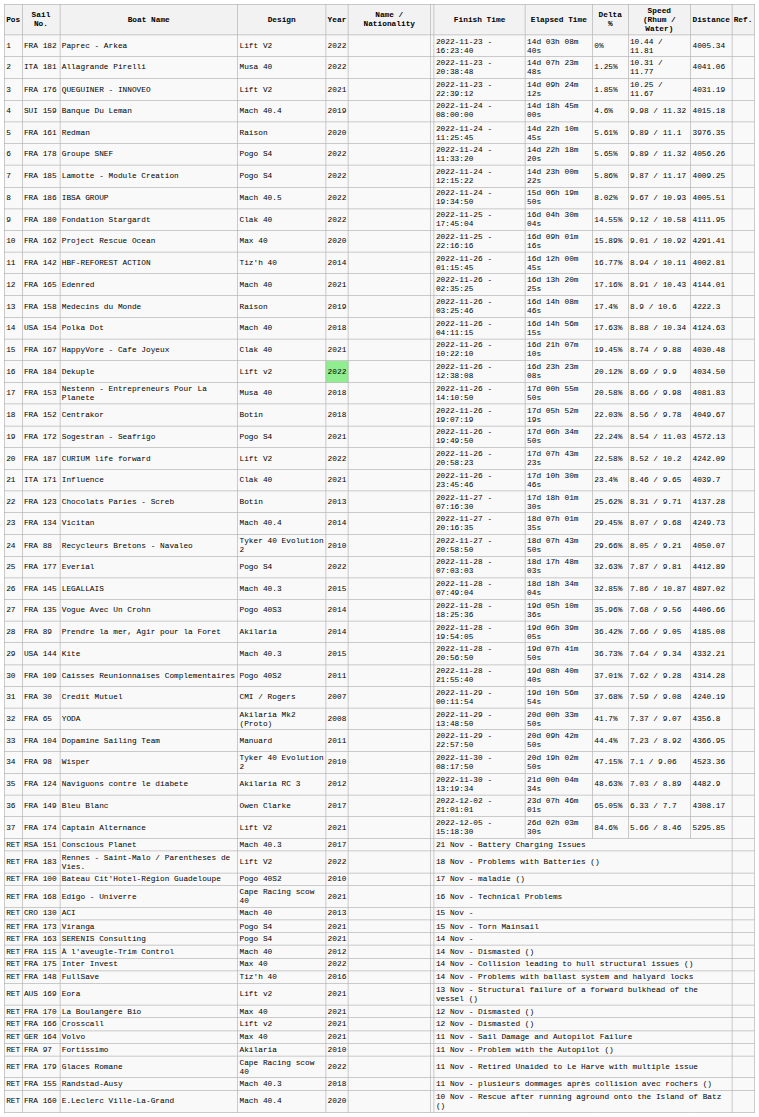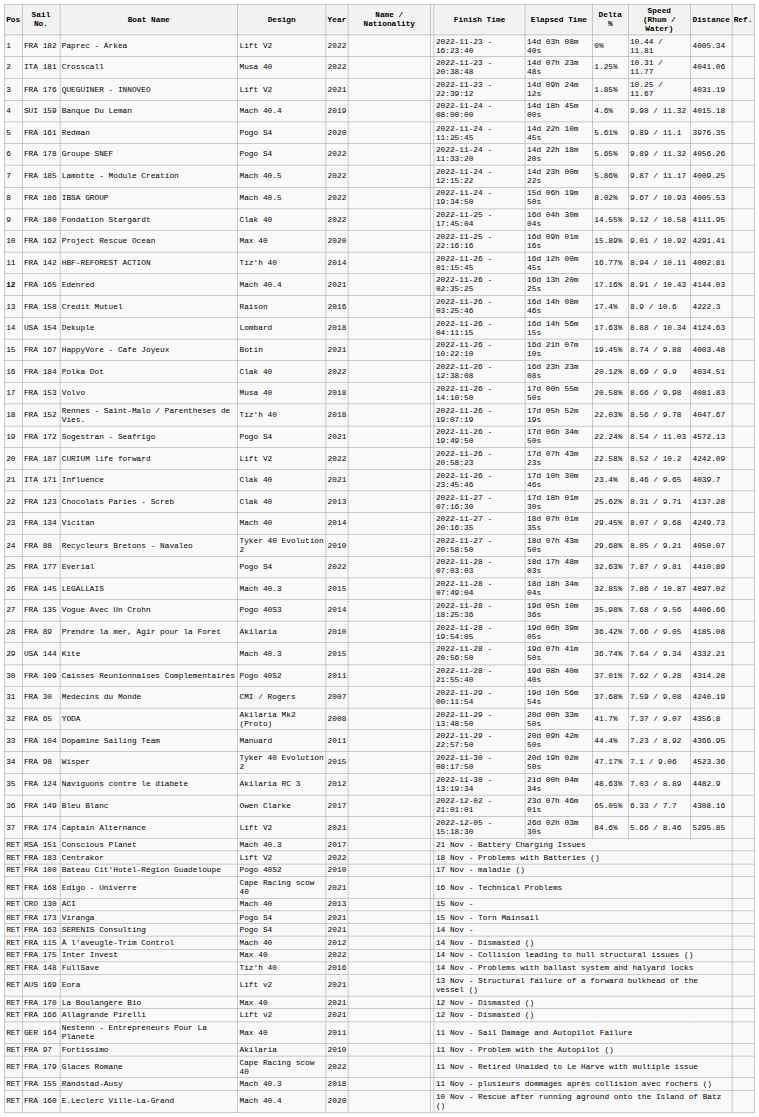(104, 68) Allagrande Pirelli -> (83, 68) Crosscall
(254, 133) Raison -> (256, 133) Pogo S4
(256, 176) Pogo S4 -> (261, 176) Mach 40.5
(709, 198) 4005.51 -> (709, 198) 4005.53
(11, 285) normal -> (11, 285) bold
(256, 285) Mach 40 -> (261, 285) Mach 40.4
(709, 285) 4144.01 -> (709, 285) 4144.03
(102, 306) Medecins du Monde -> (92, 306) Credit Mutuel
(337, 306) 2019 -> (337, 306) 2016
(83, 328) Polka Dot -> (78, 328) Dekuple
(256, 328) Mach 40 -> (256, 328) Lombard
(256, 350) Clak 40 -> (251, 350) Botin
(709, 350) 4030.48 -> (709, 350) 4003.48
(78, 372) Dekuple -> (83, 372) Polka Dot
(256, 372) Lift v2 -> (256, 372) Clak 40
(337, 372) lightgreen background -> (337, 372) no background
(709, 372) 4034.50 -> (709, 372) 4034.51
(134, 393) Nestenn - Entrepreneurs Pour La Planete -> (73, 393) Volvo
(83, 415) Centrakor -> (146, 415) Rennes - Saint-Malo / Parentheses de Vies.
(251, 415) Botin -> (258, 415) Tiz'h 40
(709, 415) 4049.67 -> (709, 415) 4047.67
(251, 502) Botin -> (256, 502) Clak 40
(261, 524) Mach 40.4 -> (256, 524) Mach 40
(608, 545) 29.66% -> (608, 545) 29.68%
(709, 567) 4412.89 -> (709, 567) 4410.89
(608, 610) 35.96% -> (608, 610) 35.98%
(337, 632) 2014 -> (337, 632) 2010
(608, 654) 36.73% -> (608, 654) 36.74%
(92, 697) Credit Mutuel -> (102, 697) Medecins du Monde
(337, 762) 2010 -> (337, 762) 2015
(608, 762) 47.15% -> (608, 762) 47.17%
(709, 806) 4308.17 -> (709, 806) 4308.16
(146, 862) Rennes - Saint-Malo / Parentheses de Vies. -> (83, 857) Centrakor
(83, 1024) Crosscall -> (104, 1015) Allagrande Pirelli
(73, 1037) Volvo -> (134, 1032) Nestenn - Entrepreneurs Pour La Planete
(337, 1037) 2021 -> (337, 1032) 2011
